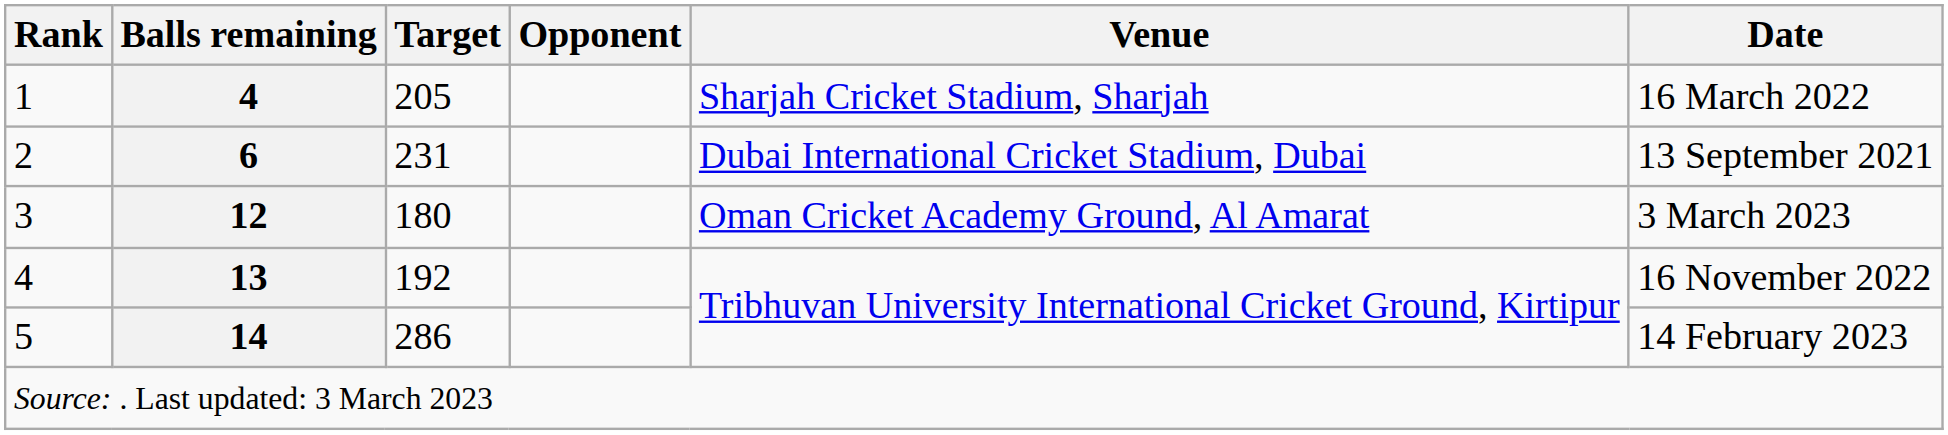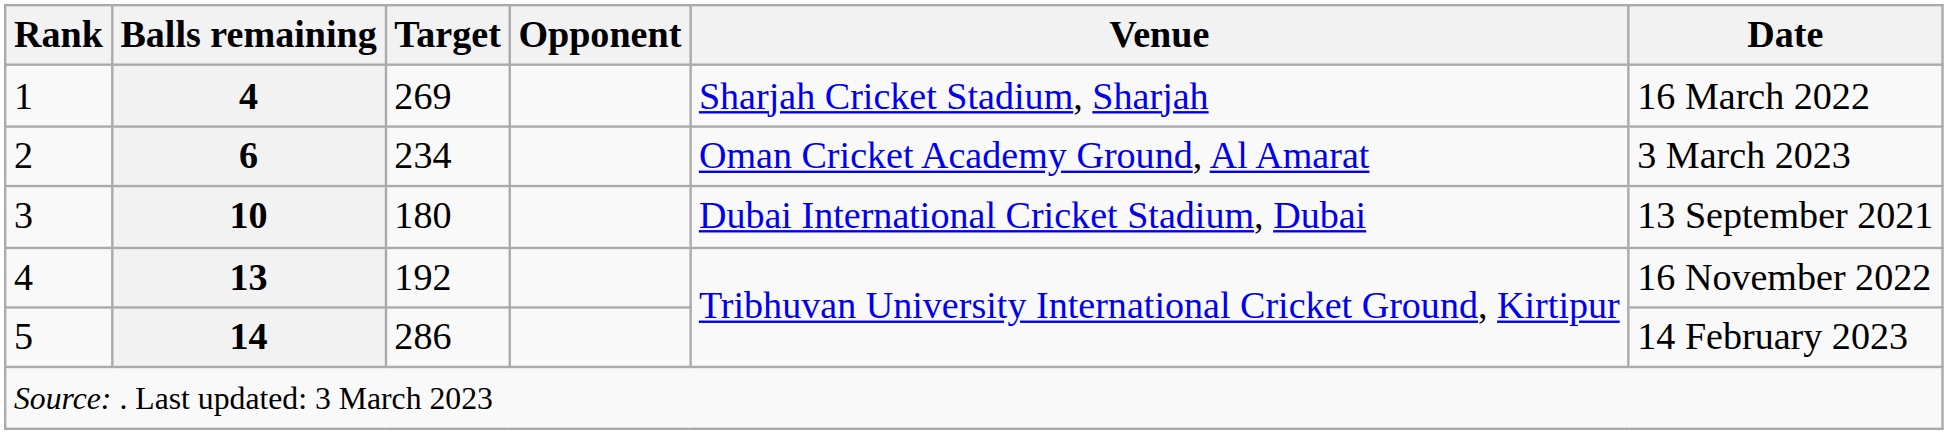(423, 95) 205 -> (423, 95) 269
(423, 155) 231 -> (423, 155) 234
(1033, 155) Dubai International Cricket Stadium, Dubai -> (1034, 155) Oman Cricket Academy Ground, Al Amarat
(1785, 155) 13 September 2021 -> (1744, 155) 3 March 2023
(249, 215) 12 -> (249, 215) 10
(1034, 215) Oman Cricket Academy Ground, Al Amarat -> (1033, 215) Dubai International Cricket Stadium, Dubai
(1744, 215) 3 March 2023 -> (1785, 215) 13 September 2021
